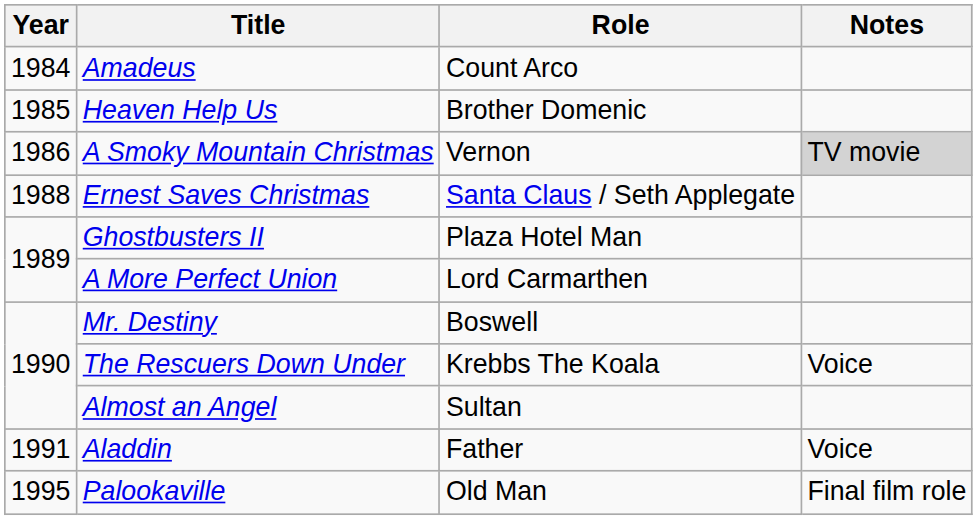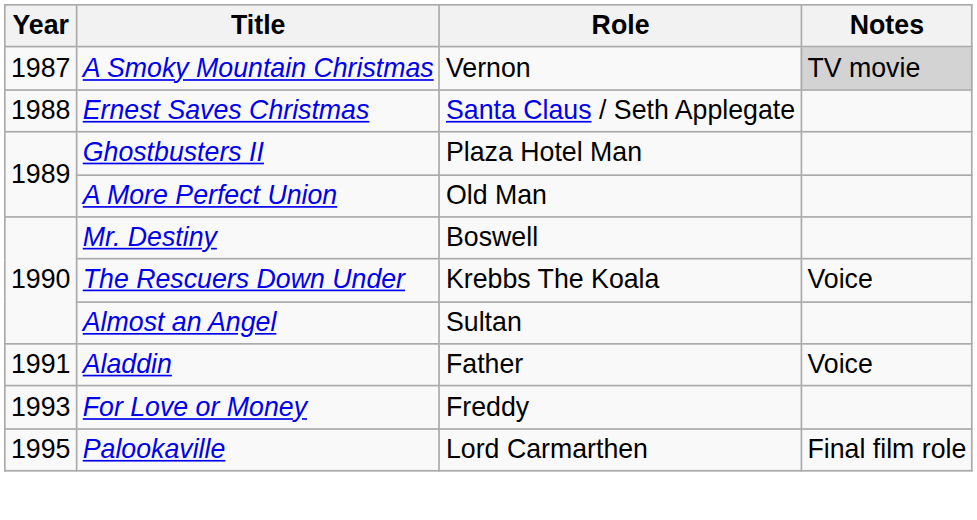- row: (139, 68)
- row: (180, 110)
(41, 152) 1986 -> (41, 68) 1987
(547, 279) Lord Carmarthen -> (496, 195) Old Man
+ row: (195, 407)
(496, 491) Old Man -> (547, 449) Lord Carmarthen
